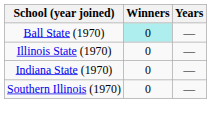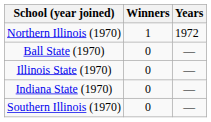+ row: (64, 32)
(148, 32) paleturquoise background -> (148, 51) no background
